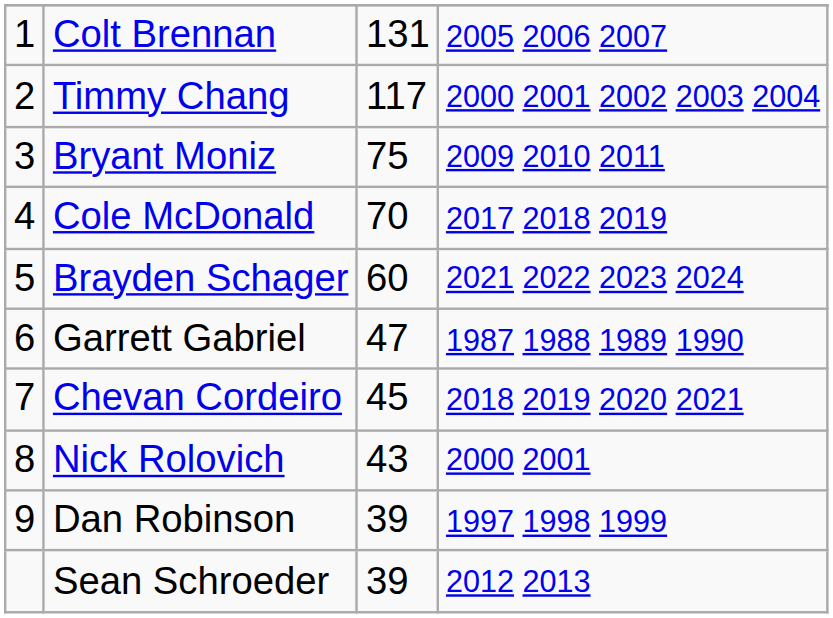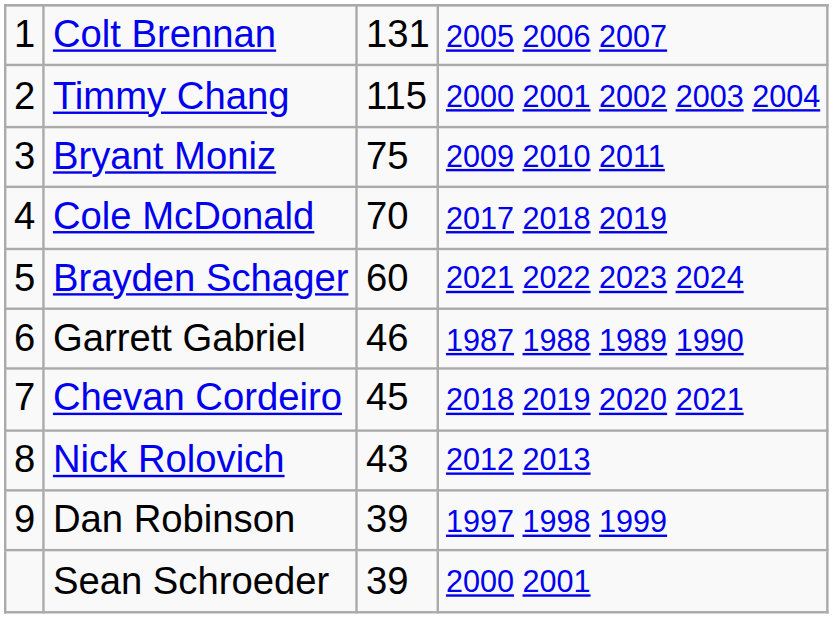(397, 95) 117 -> (397, 95) 115
(387, 338) 47 -> (387, 338) 46
(518, 460) 2000 2001 -> (518, 460) 2012 2013
(518, 581) 2012 2013 -> (518, 581) 2000 2001
